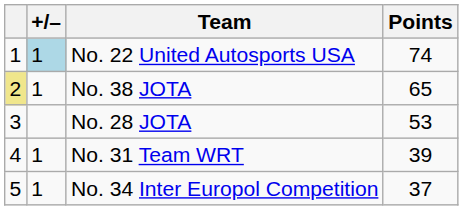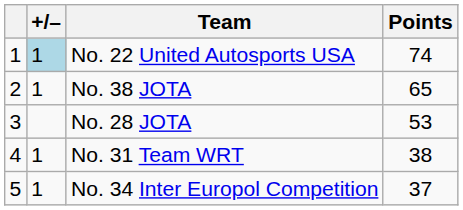(15, 88) khaki background -> (15, 88) no background
(420, 155) 39 -> (420, 155) 38
